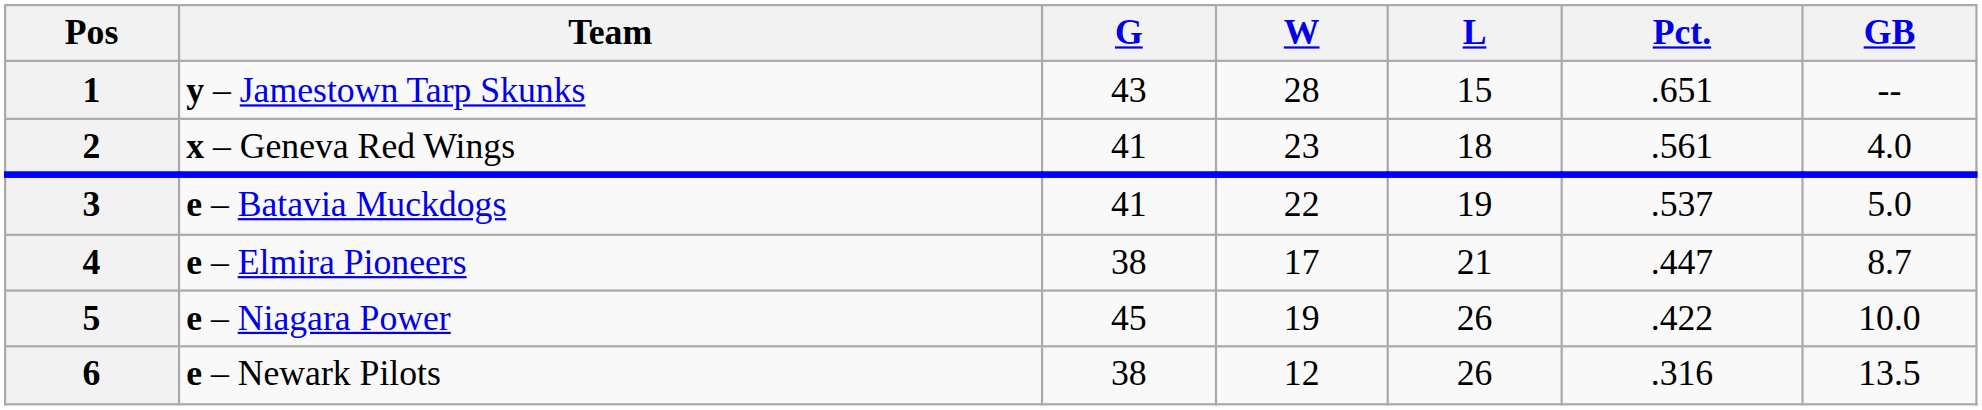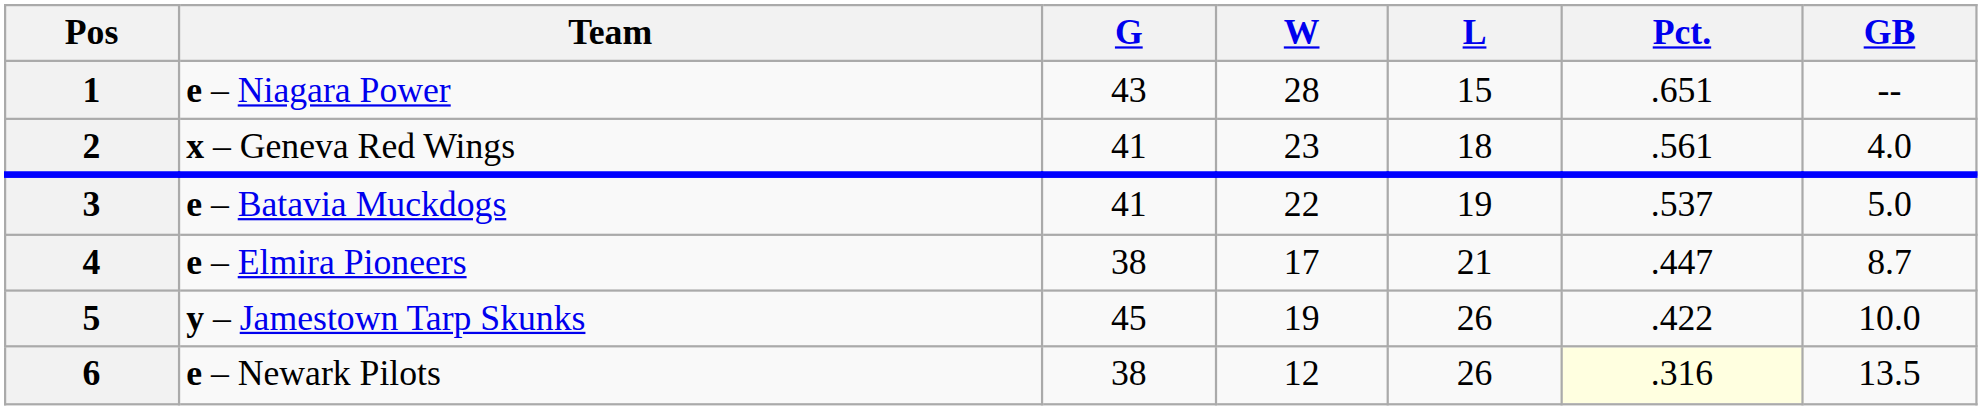(386, 89) y – Jamestown Tarp Skunks -> (318, 89) e – Niagara Power
(318, 317) e – Niagara Power -> (386, 317) y – Jamestown Tarp Skunks
(1682, 374) no background -> (1682, 374) lightyellow background
